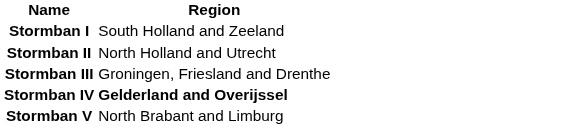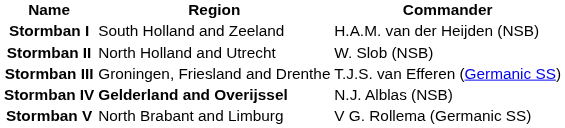+ column: (448, 10)
